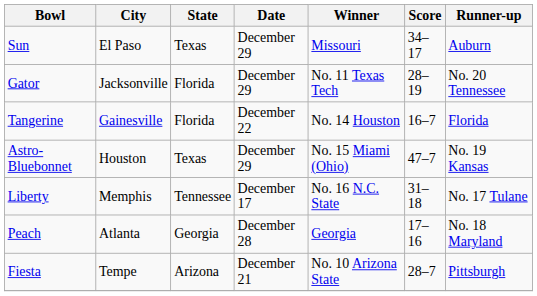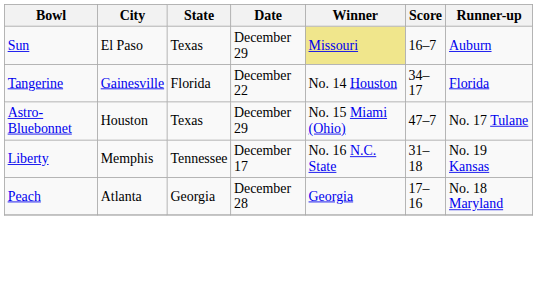(336, 45) no background -> (333, 45) khaki background
(418, 45) 34–17 -> (422, 45) 16–7
- row: (23, 83)
(422, 120) 16–7 -> (419, 83) 34–17
(468, 158) No. 19 Kansas -> (489, 120) No. 17 Tulane
(488, 196) No. 17 Tulane -> (469, 158) No. 19 Kansas
- row: (24, 271)
